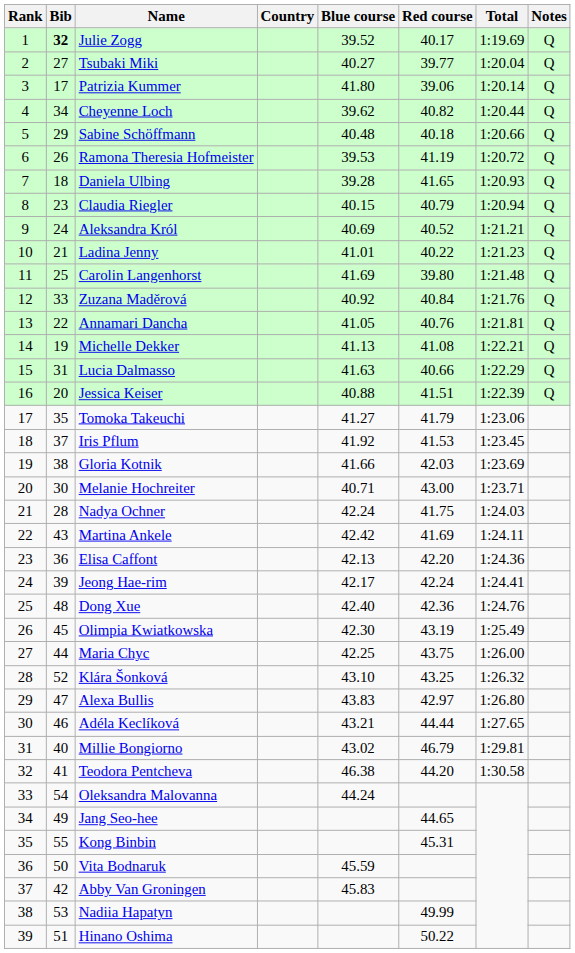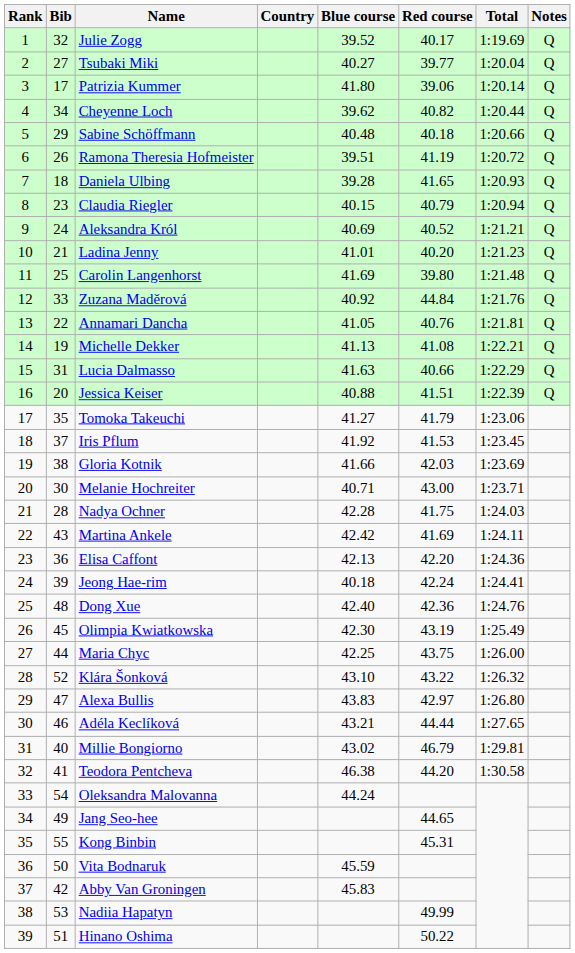(61, 39) bold -> (61, 39) normal
(358, 157) 39.53 -> (358, 157) 39.51
(437, 252) 40.22 -> (437, 252) 40.20
(437, 299) 40.84 -> (437, 299) 44.84
(358, 511) 42.24 -> (358, 511) 42.28
(358, 582) 42.17 -> (358, 582) 40.18
(437, 677) 43.25 -> (437, 677) 43.22
